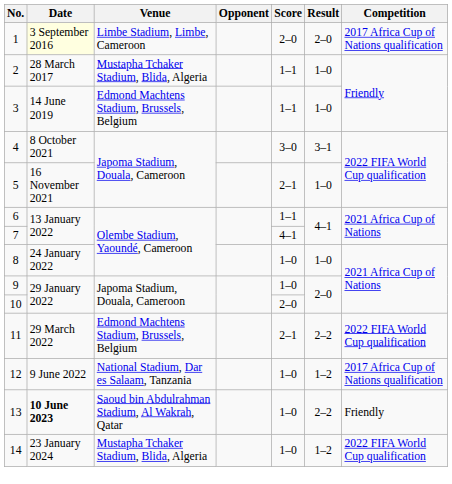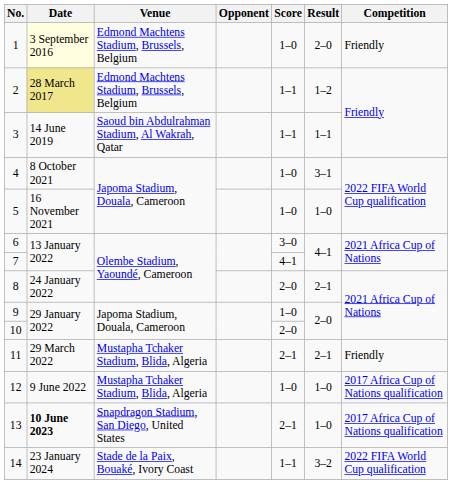(153, 38) Limbe Stadium, Limbe, Cameroon -> (141, 45) Edmond Machtens Stadium, Brussels, Belgium
(288, 38) 2–0 -> (288, 45) 1–0
(394, 38) 2017 Africa Cup of Nations qualification -> (364, 45) Friendly
(52, 70) no background -> (52, 90) khaki background
(152, 70) Mustapha Tchaker Stadium, Blida, Algeria -> (141, 90) Edmond Machtens Stadium, Brussels, Belgium
(323, 70) 1–0 -> (323, 90) 1–2
(141, 108) Edmond Machtens Stadium, Brussels, Belgium -> (154, 135) Saoud bin Abdulrahman Stadium, Al Wakrah, Qatar
(323, 108) 1–0 -> (323, 135) 1–1
(288, 146) 3–0 -> (288, 173) 1–0
(288, 185) 2–1 -> (288, 211) 1–0
(288, 216) 1–1 -> (288, 243) 3–0
(288, 260) 1–0 -> (288, 286) 2–0
(323, 260) 1–0 -> (323, 286) 2–1
(141, 335) Edmond Machtens Stadium, Brussels, Belgium -> (152, 355) Mustapha Tchaker Stadium, Blida, Algeria
(323, 335) 2–2 -> (323, 355) 2–1
(385, 335) 2022 FIFA World Cup qualification -> (364, 355) Friendly
(150, 374) National Stadium, Dar es Salaam, Tanzania -> (152, 387) Mustapha Tchaker Stadium, Blida, Algeria
(323, 374) 1–2 -> (323, 387) 1–0
(154, 412) Saoud bin Abdulrahman Stadium, Al Wakrah, Qatar -> (147, 425) Snapdragon Stadium, San Diego, United States
(288, 412) 1–0 -> (288, 425) 2–1
(323, 412) 2–2 -> (323, 425) 1–0
(364, 412) Friendly -> (394, 425) 2017 Africa Cup of Nations qualification
(152, 450) Mustapha Tchaker Stadium, Blida, Algeria -> (145, 463) Stade de la Paix, Bouaké, Ivory Coast
(288, 450) 1–0 -> (288, 463) 1–1
(323, 450) 1–2 -> (323, 463) 3–2
